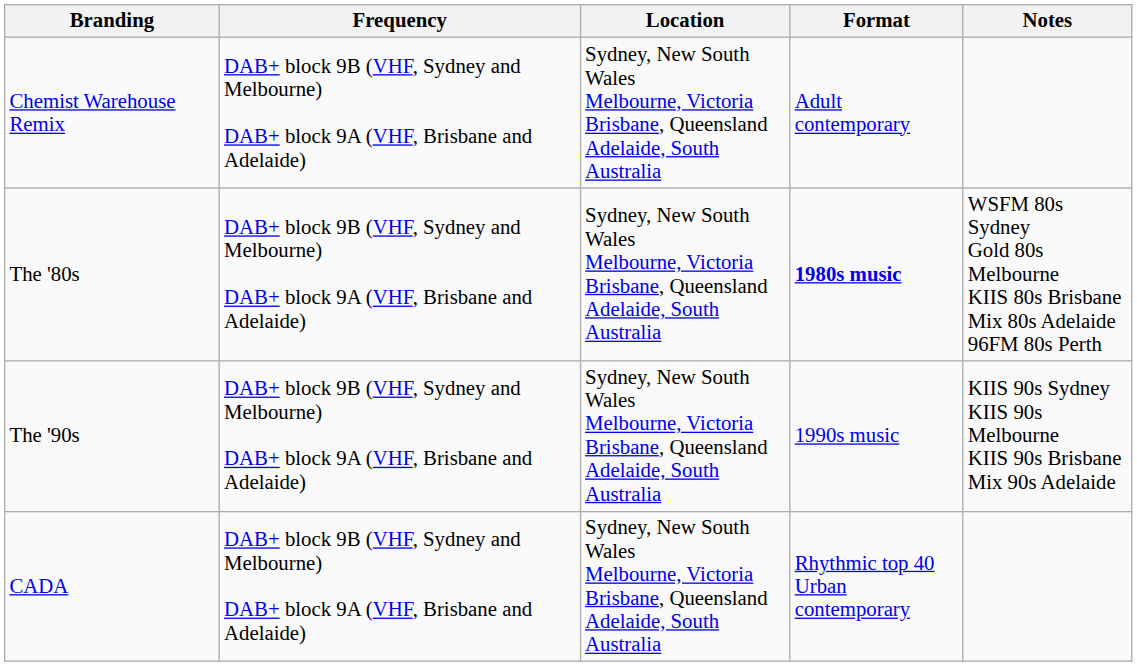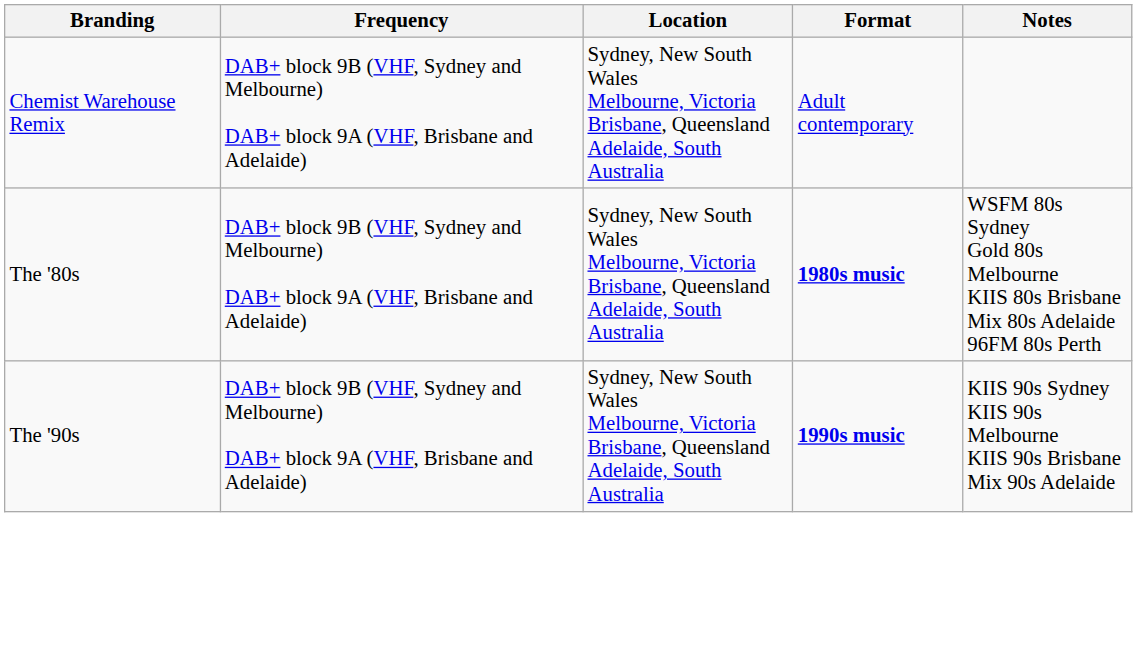(847, 435) normal -> (851, 435) bold
- row: (39, 585)
